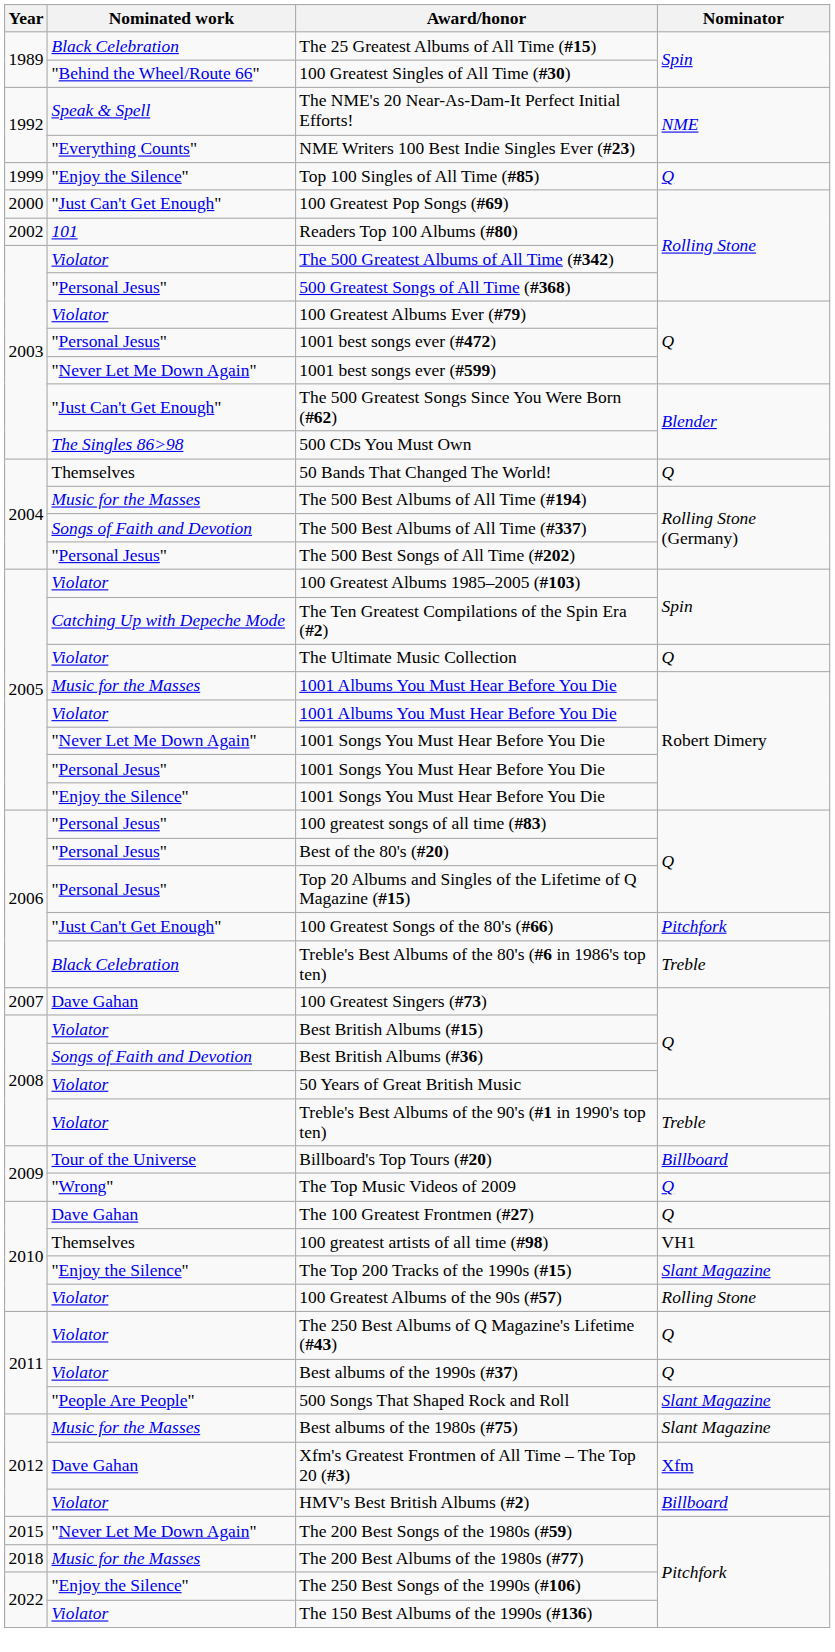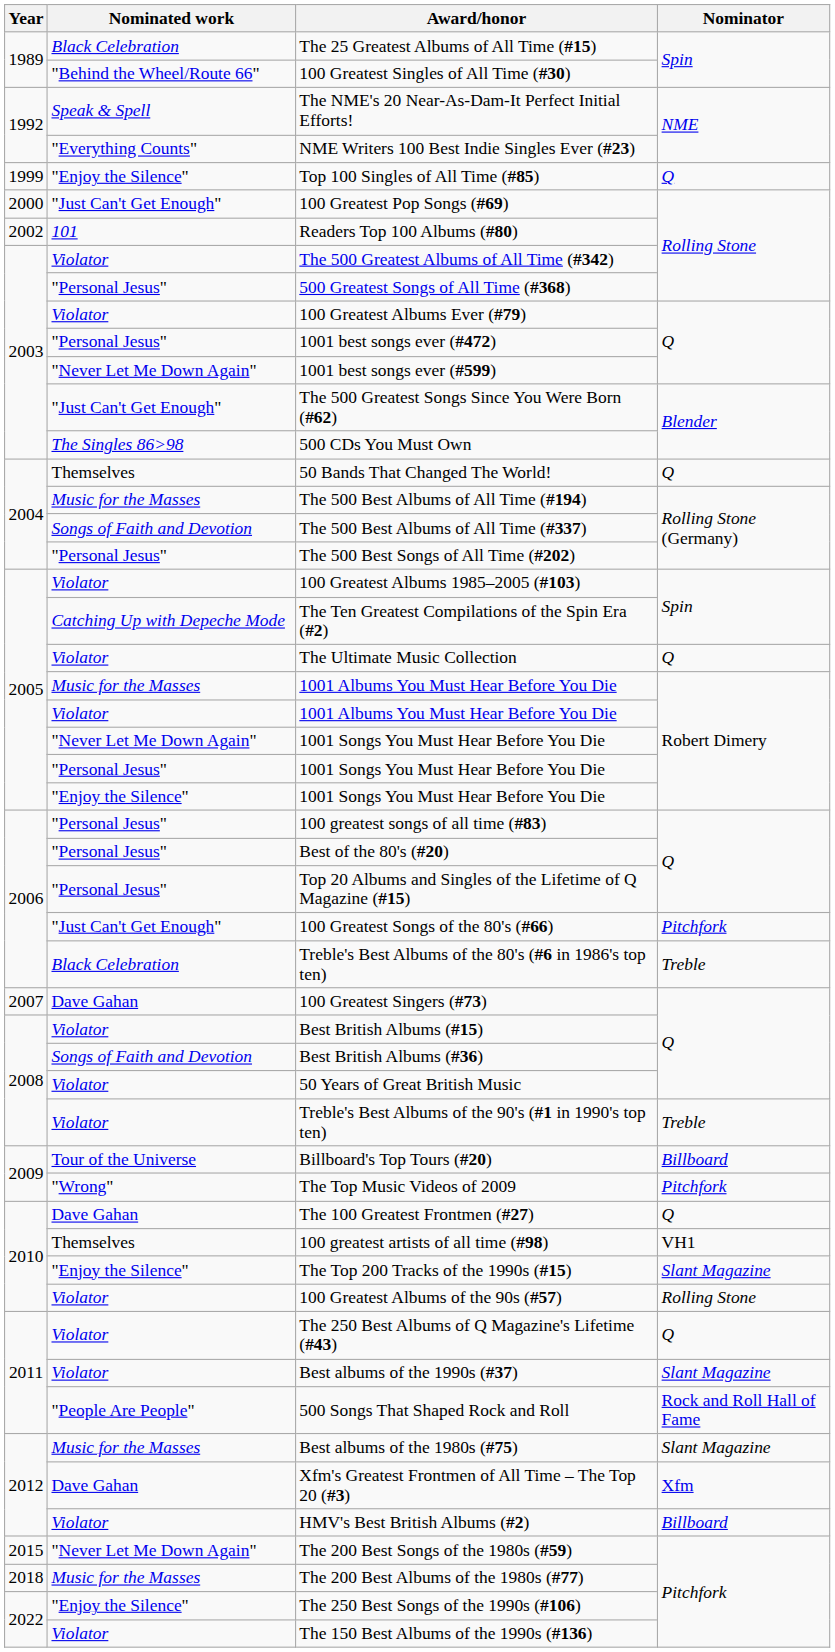(668, 1187) Q -> (694, 1187) Pitchfork
(668, 1372) Q -> (716, 1372) Slant Magazine
(716, 1400) Slant Magazine -> (739, 1410) Rock and Roll Hall of Fame
